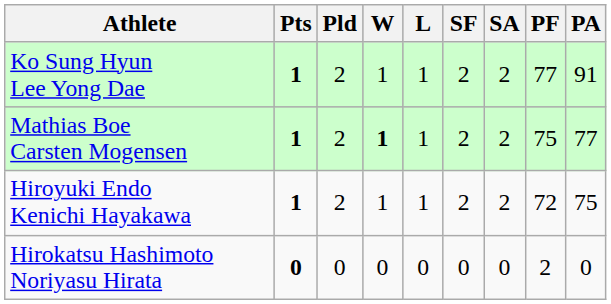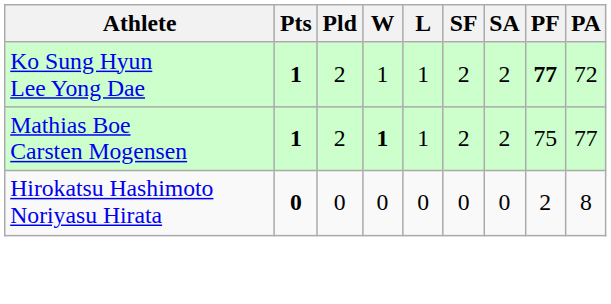(545, 74) normal -> (545, 74) bold
(586, 74) 91 -> (586, 74) 72
- row: (101, 202)
(586, 266) 0 -> (586, 202) 8
